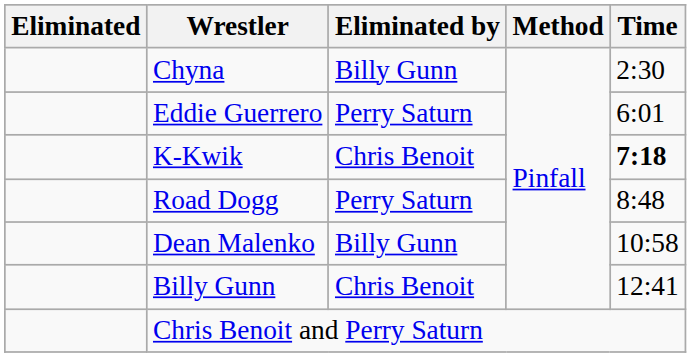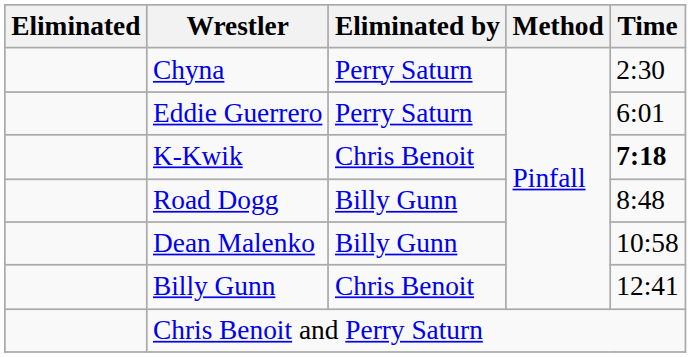(396, 69) Billy Gunn -> (404, 69) Perry Saturn
(404, 199) Perry Saturn -> (396, 199) Billy Gunn
